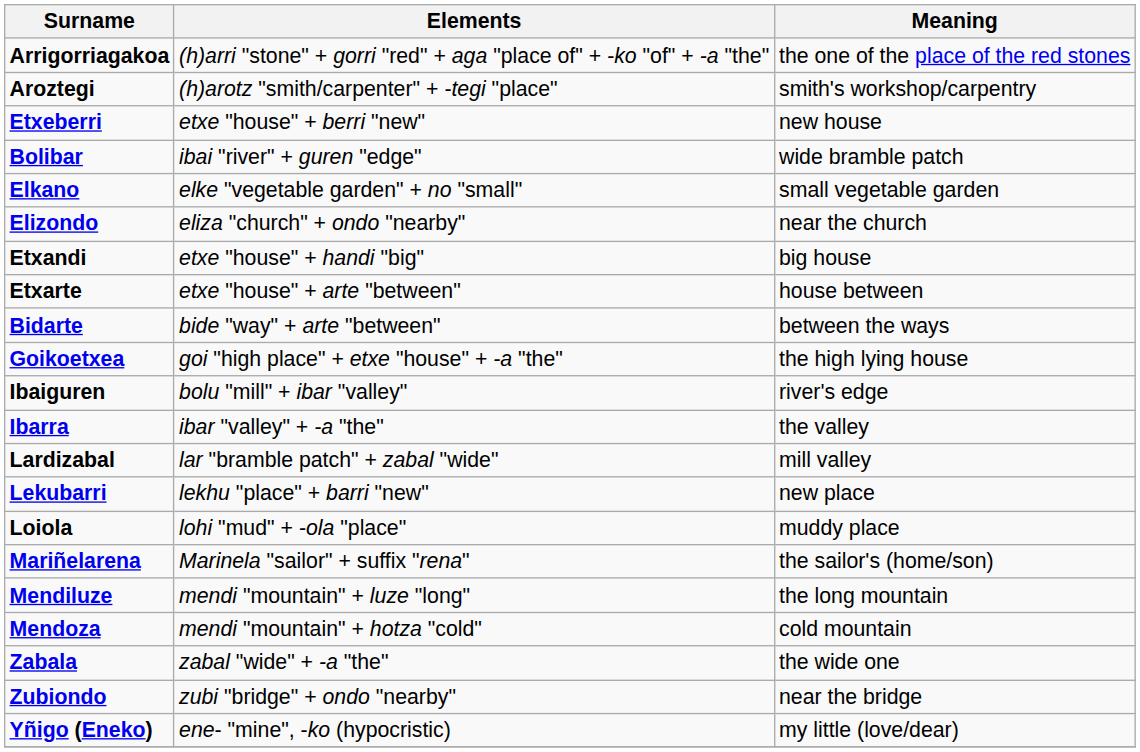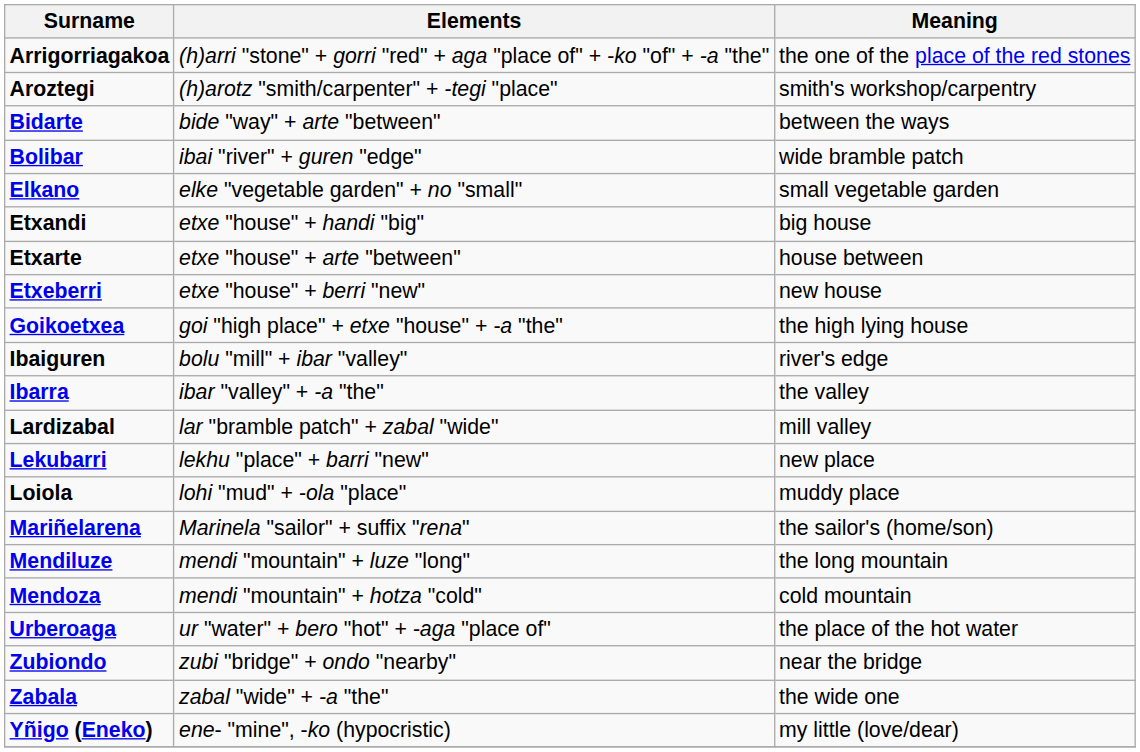rows swapped: (46, 325) <-> (56, 122)
- row: (54, 223)
+ row: (63, 628)
rows swapped: (43, 662) <-> (58, 696)
